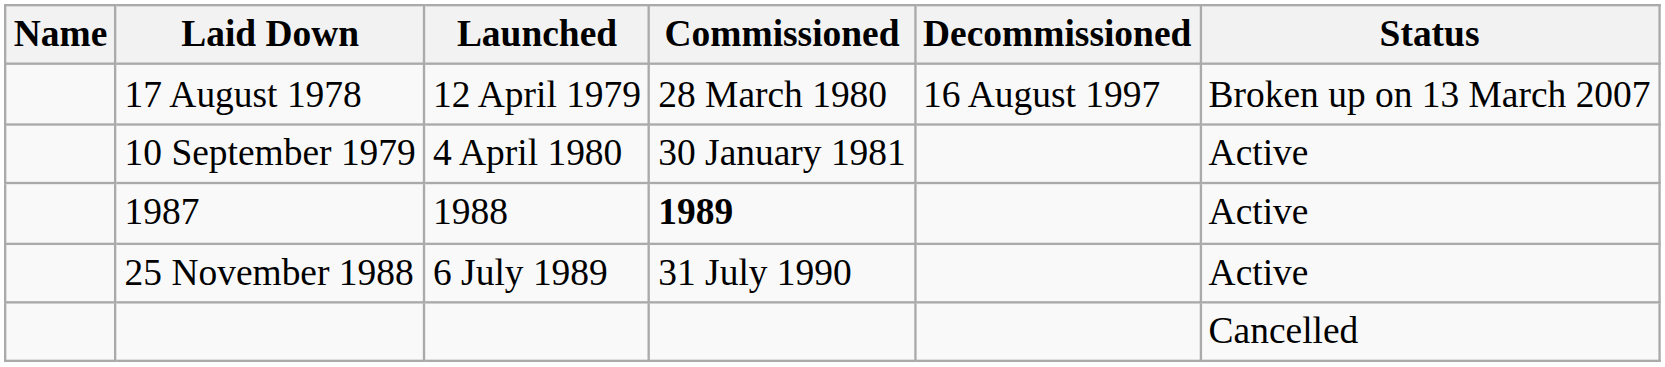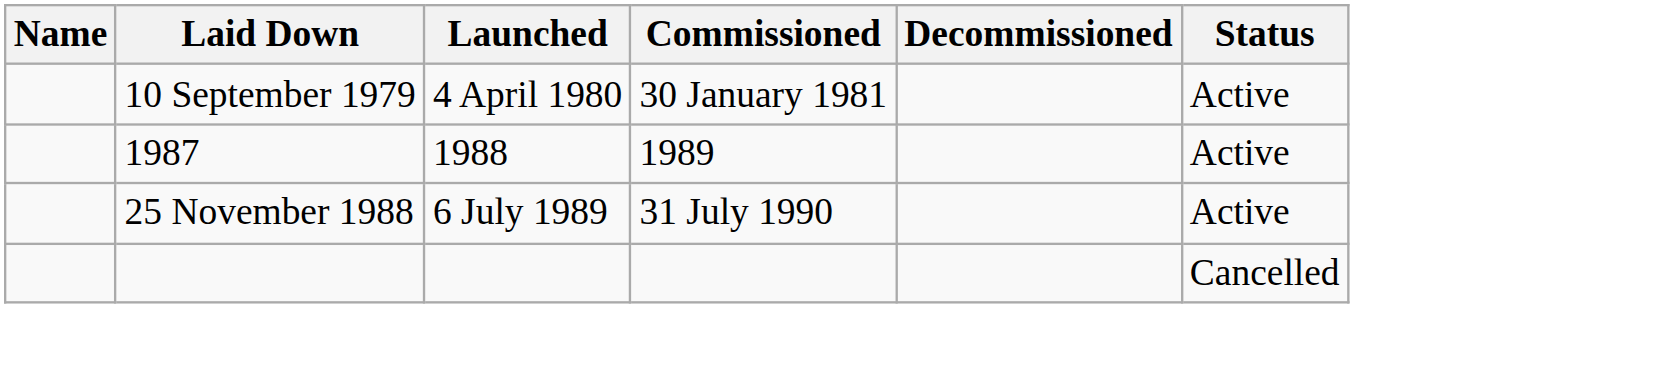- row: (243, 93)
(696, 212) bold -> (677, 152) normal
